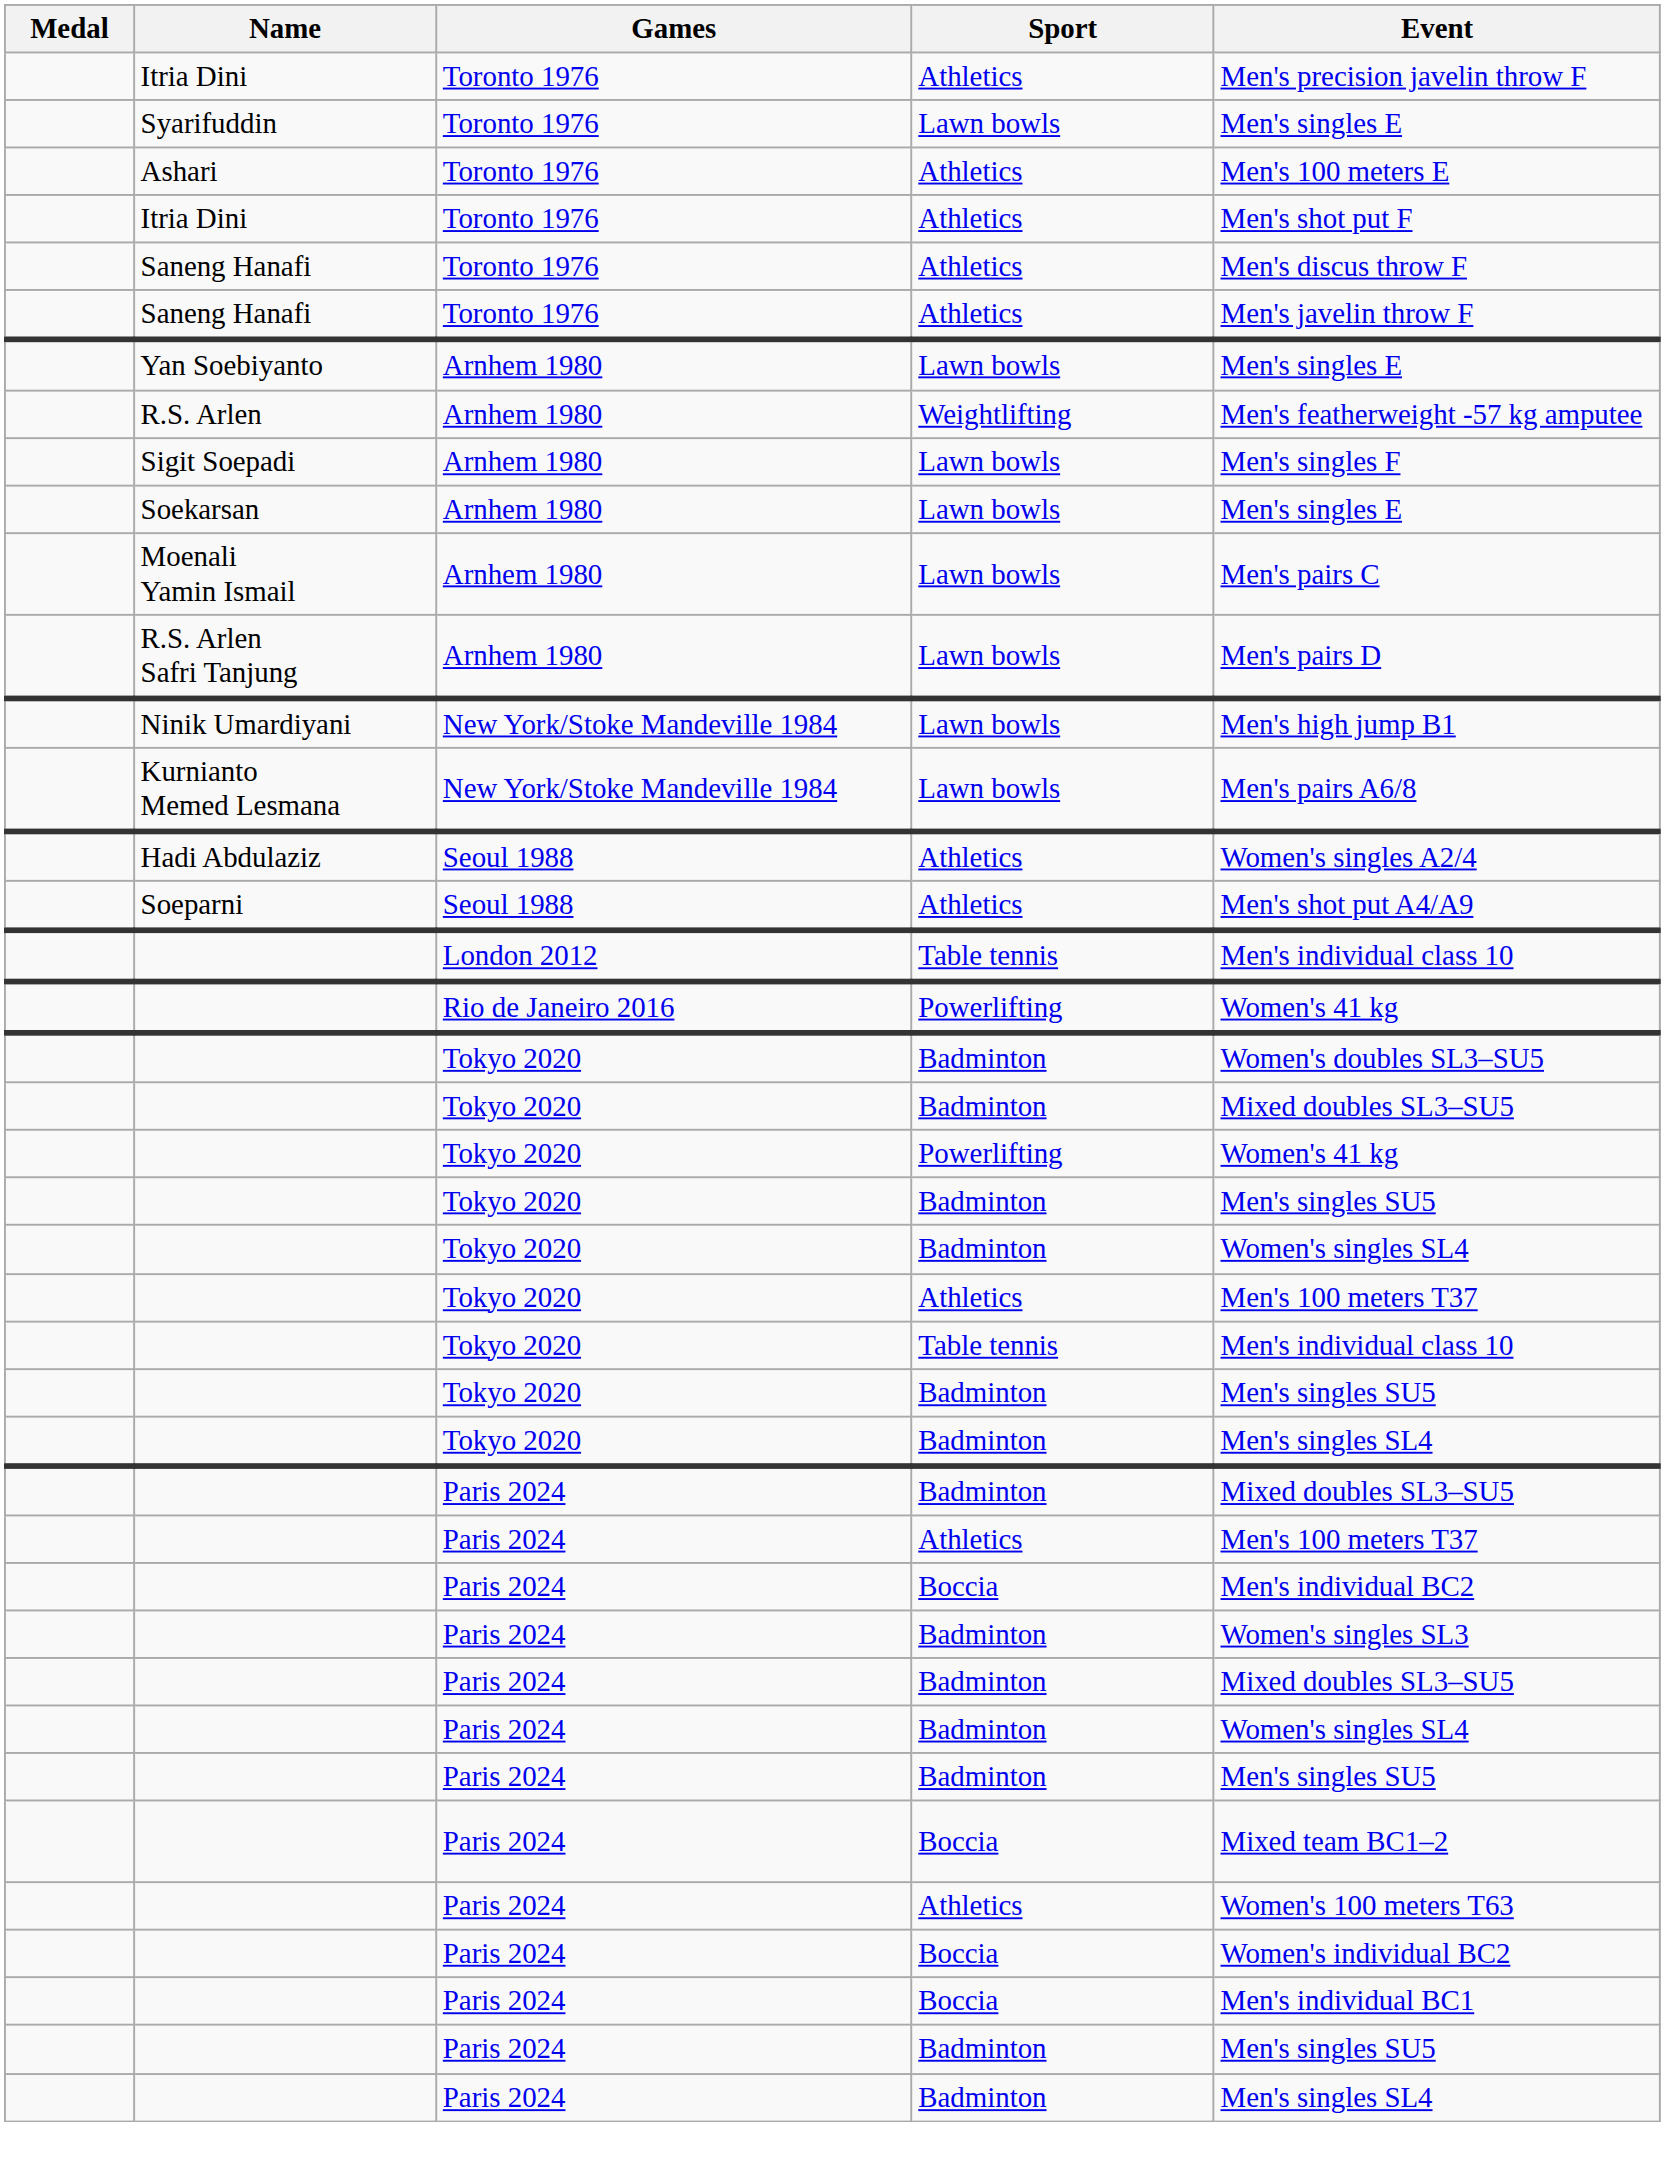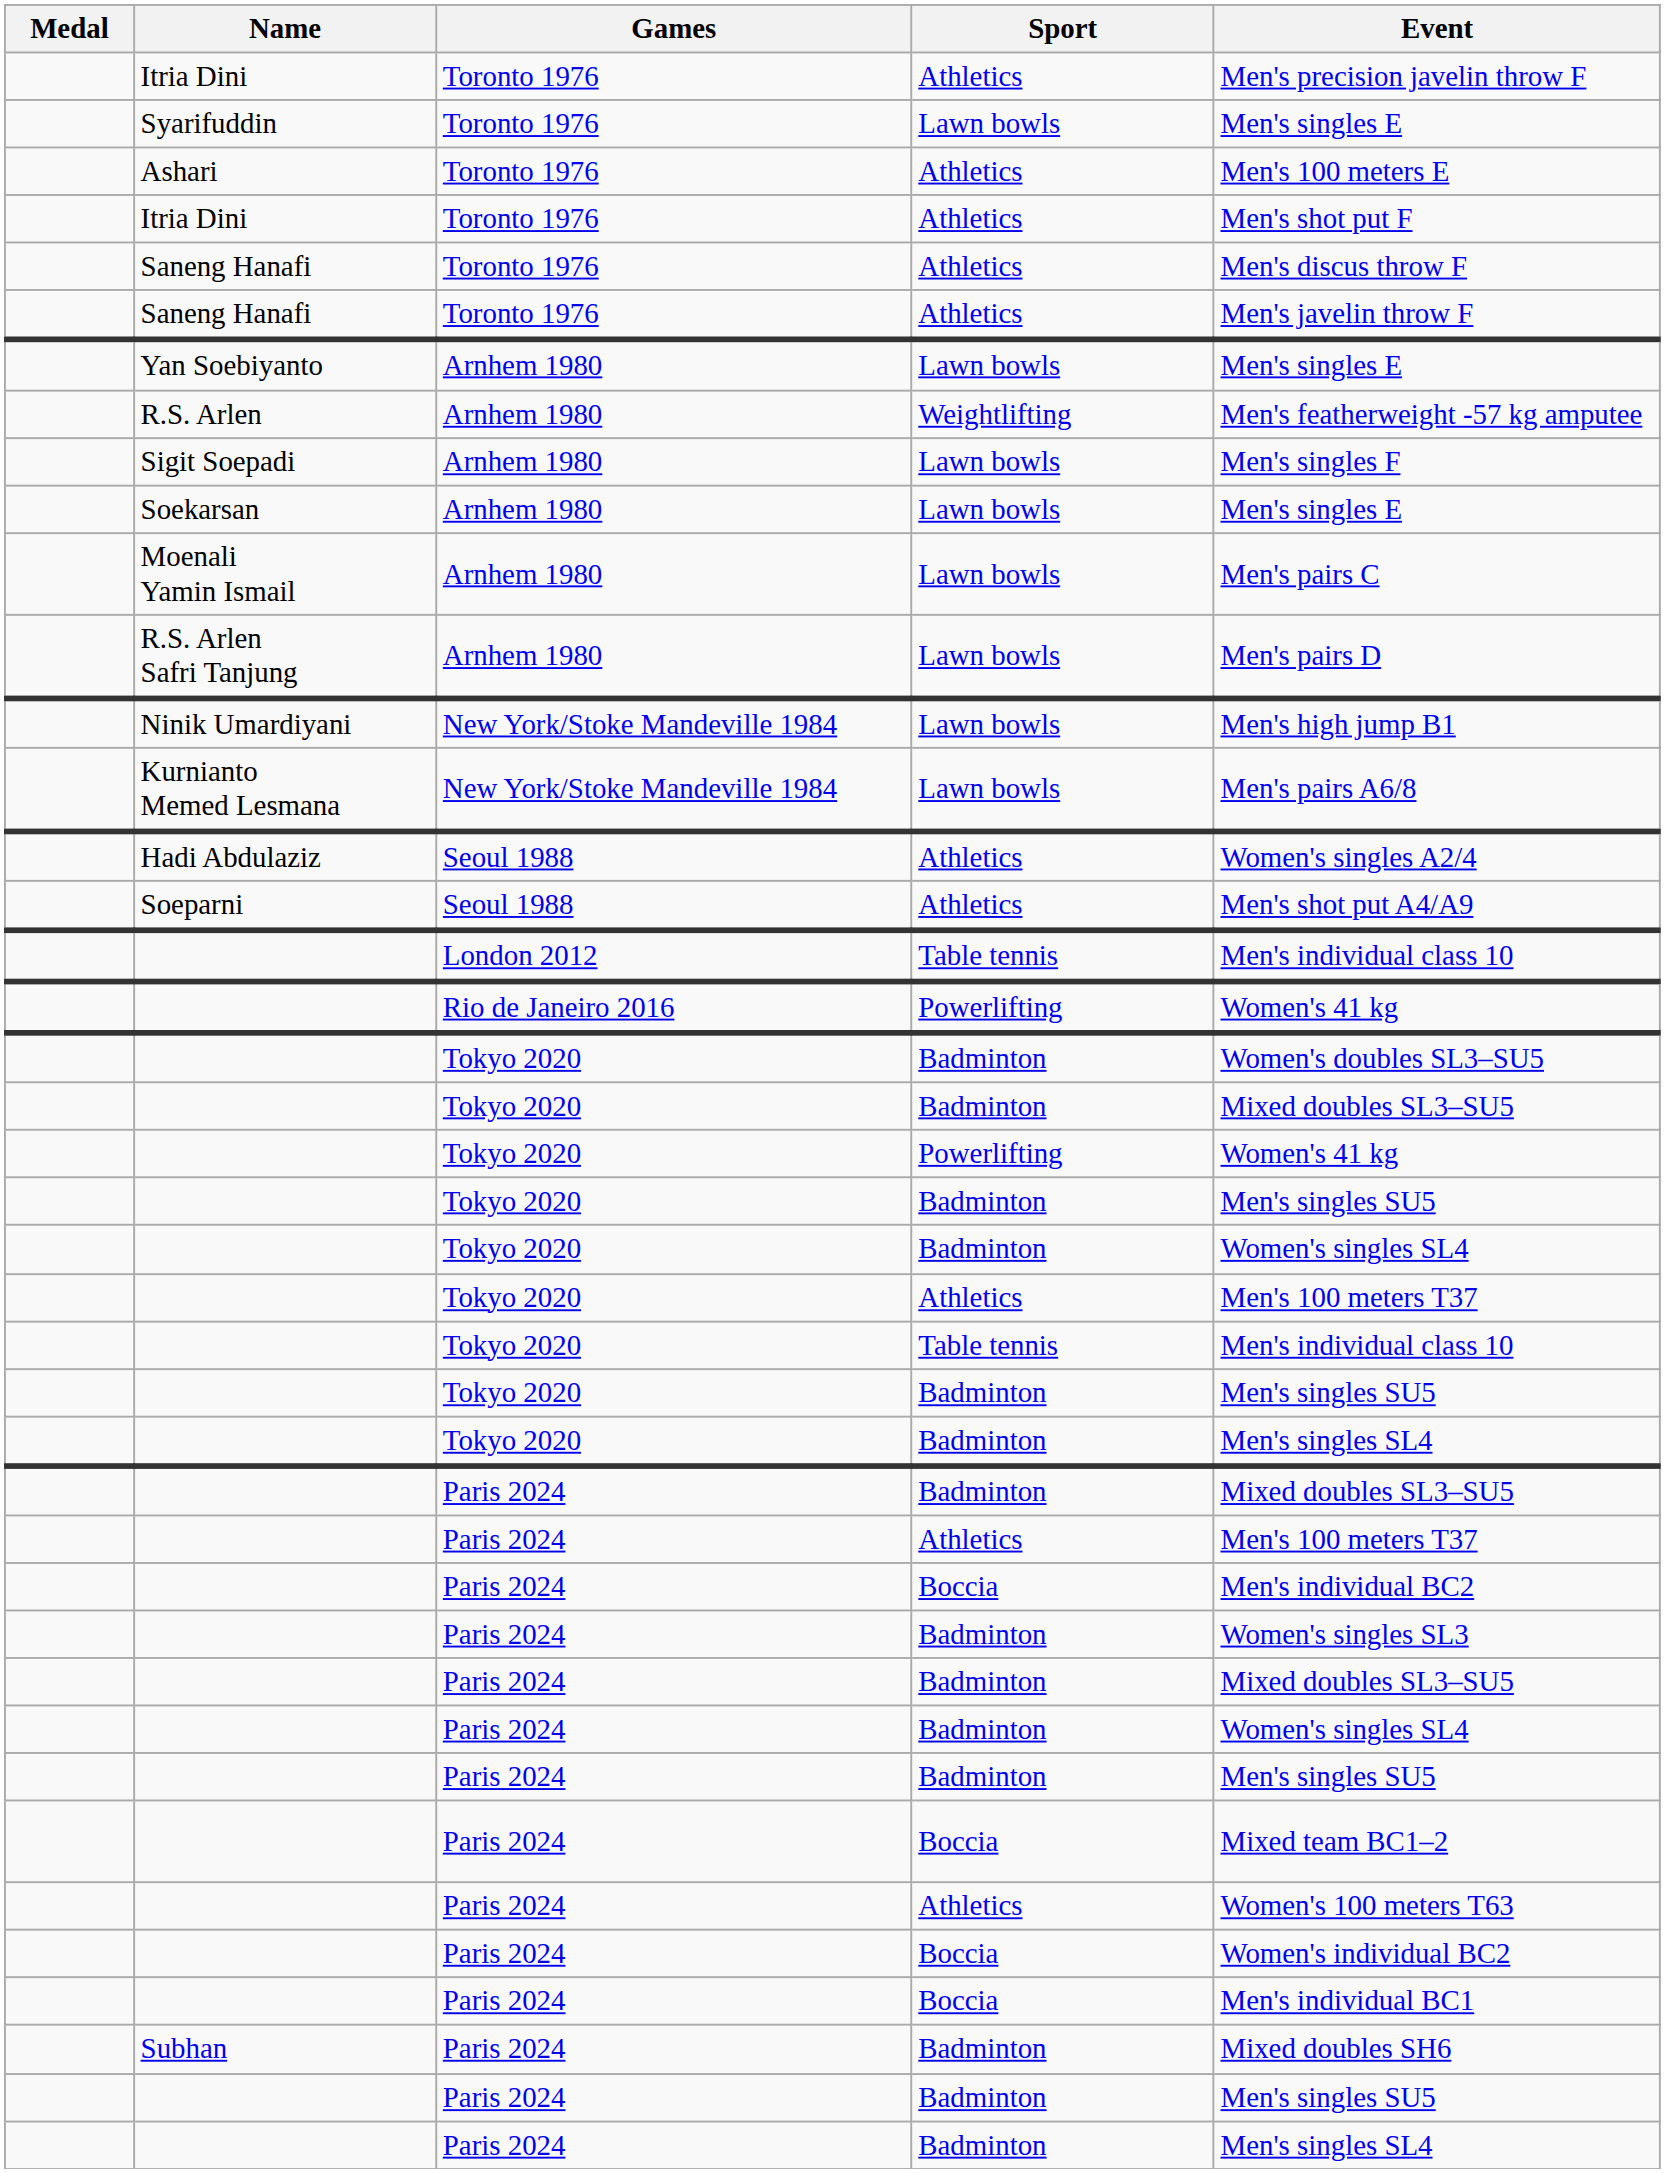+ row: (184, 2049)
